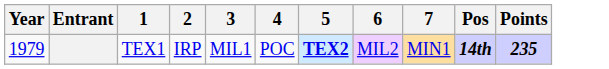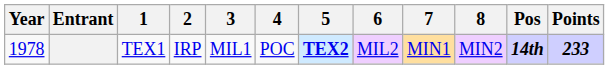+ column: (481, 19)
(27, 49) 1979 -> (27, 49) 1978
(524, 49) 235 -> (576, 49) 233
